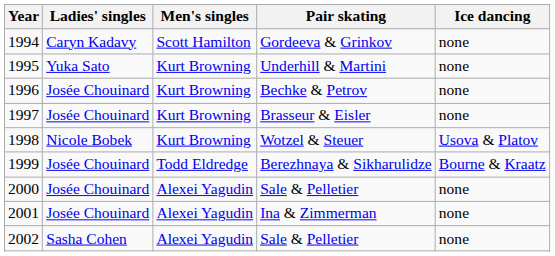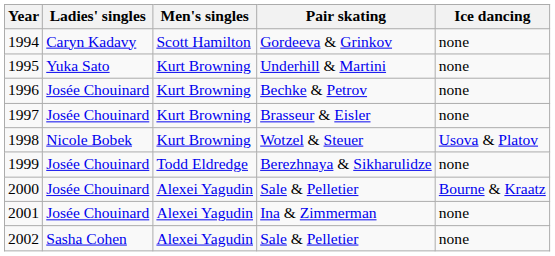(492, 164) Bourne & Kraatz -> (454, 164) none
(454, 189) none -> (492, 189) Bourne & Kraatz
